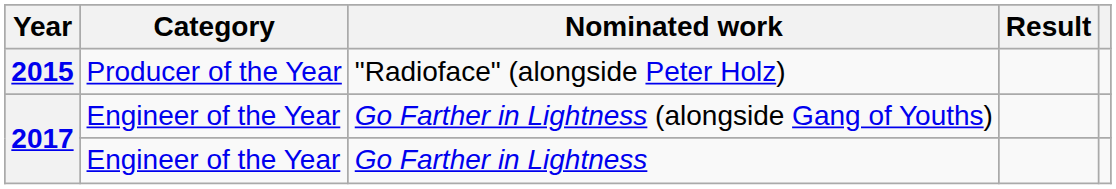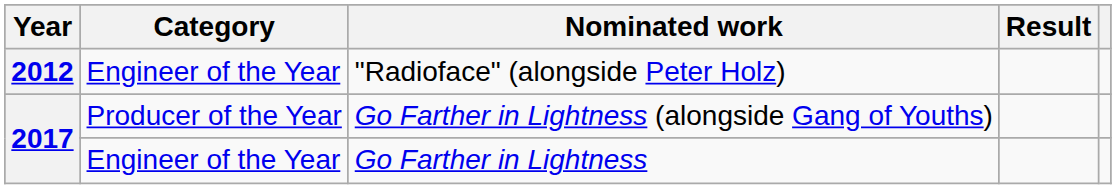(42, 71) 2015 -> (42, 71) 2012
(214, 71) Producer of the Year -> (213, 71) Engineer of the Year
(213, 115) Engineer of the Year -> (214, 115) Producer of the Year
